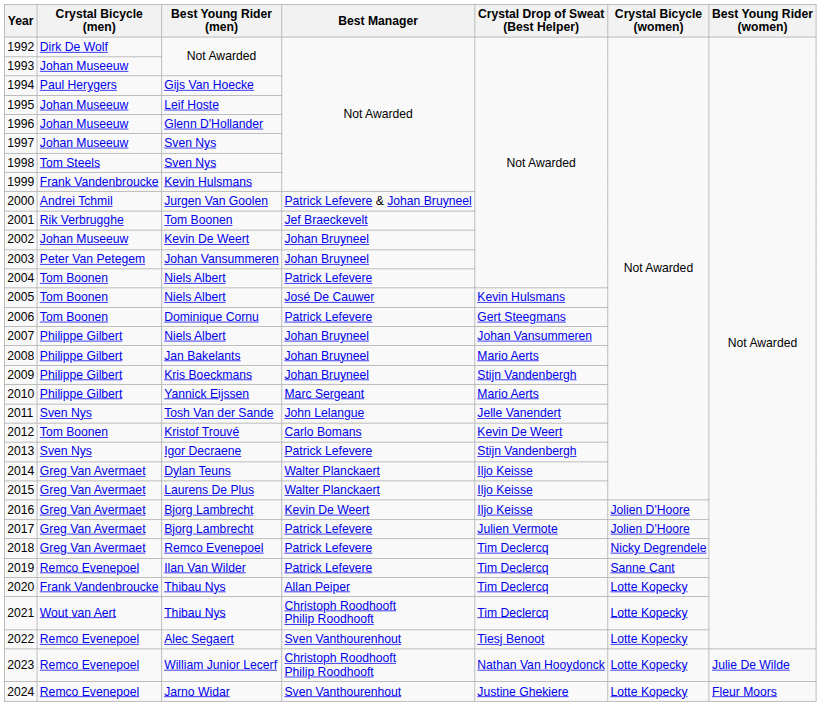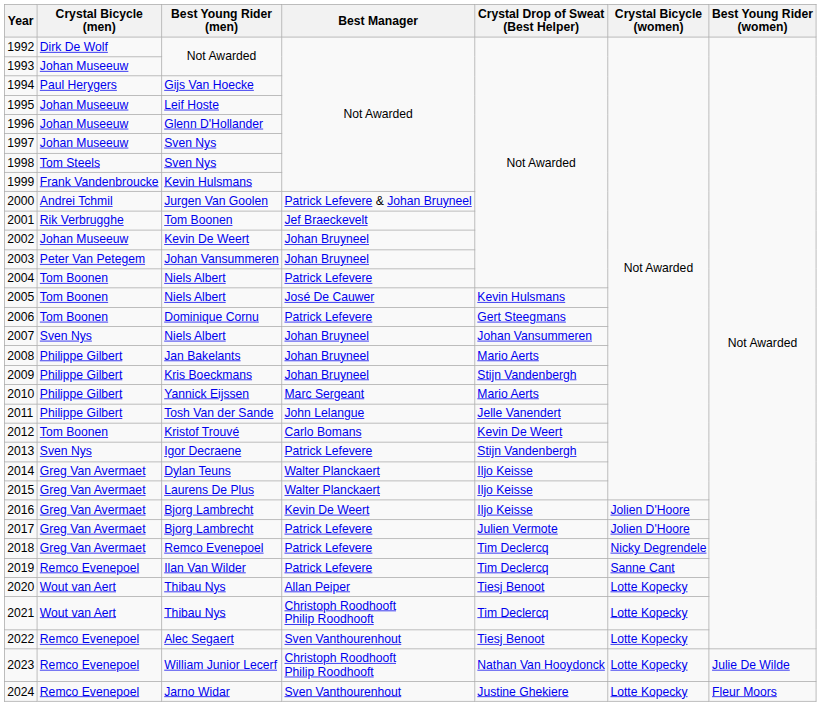(81, 336) Philippe Gilbert -> (66, 336) Sven Nys
(66, 413) Sven Nys -> (81, 413) Philippe Gilbert
(99, 587) Frank Vandenbroucke -> (78, 587) Wout van Aert
(513, 587) Tim Declercq -> (511, 587) Tiesj Benoot
